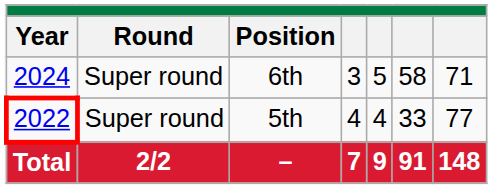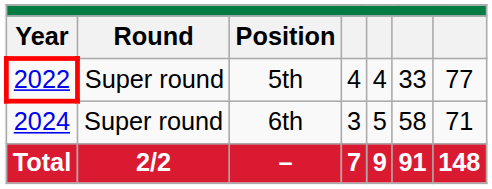rows swapped: (285, 119) <-> (285, 77)
